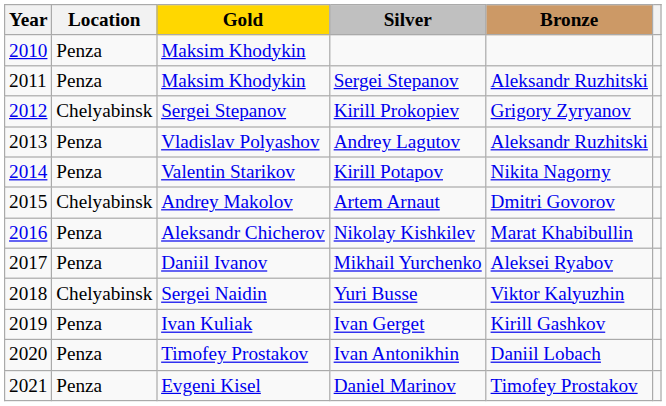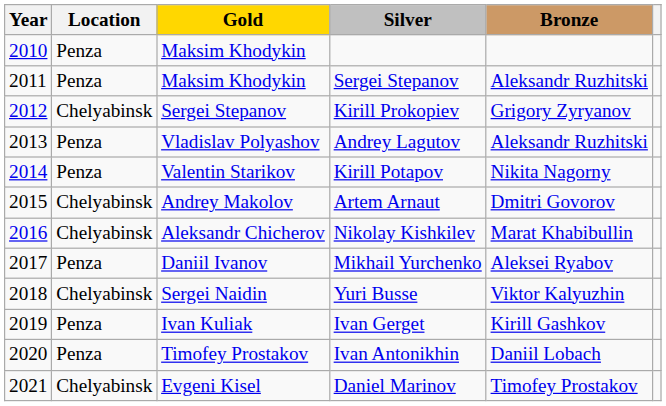(79, 232) Penza -> (104, 232) Chelyabinsk
(79, 385) Penza -> (104, 385) Chelyabinsk
